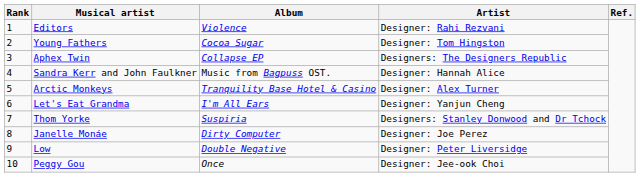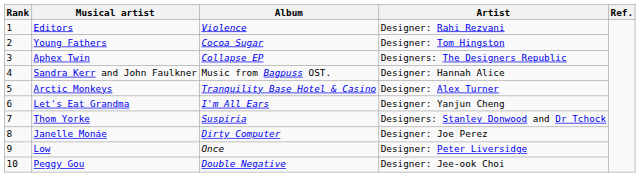(244, 149) Double Negative -> (213, 149) Once
(213, 165) Once -> (244, 165) Double Negative
